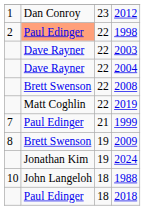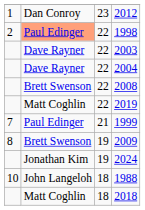(54, 196) Paul Edinger -> (55, 196) Matt Coghlin
